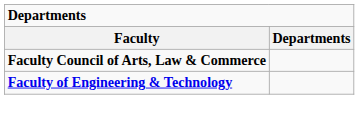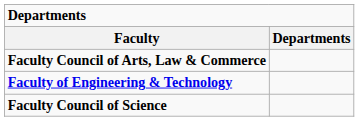+ row: (87, 104)
